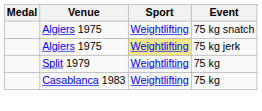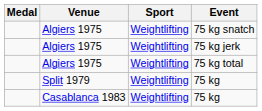(160, 47) khaki background -> (160, 47) no background
+ row: (72, 64)
